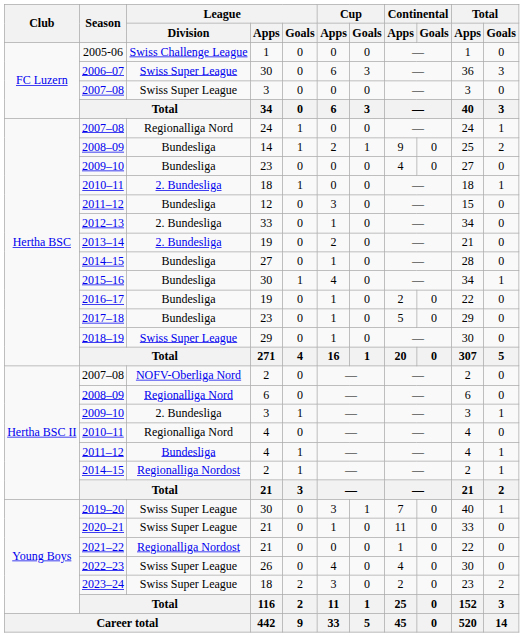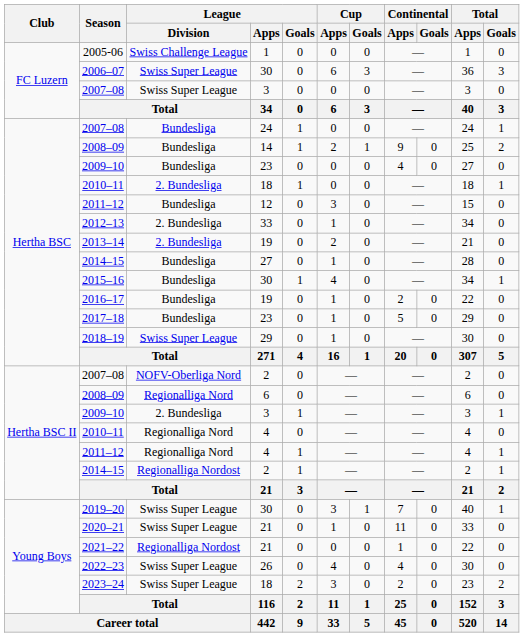(189, 128) Regionalliga Nord -> (189, 128) Bundesliga
(189, 451) Bundesliga -> (189, 451) Regionalliga Nord
